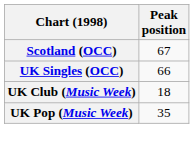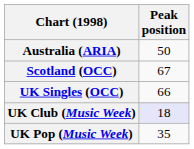+ row: (72, 50)
(164, 92) no background -> (164, 112) lavender background
